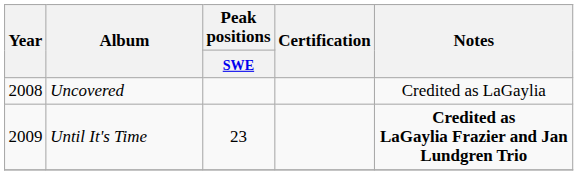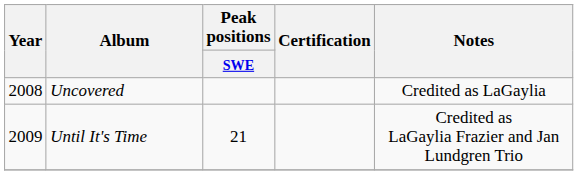(238, 136) 23 -> (238, 136) 21
(474, 136) bold -> (474, 136) normal
